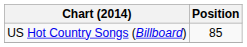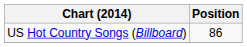(216, 33) 85 -> (216, 33) 86
